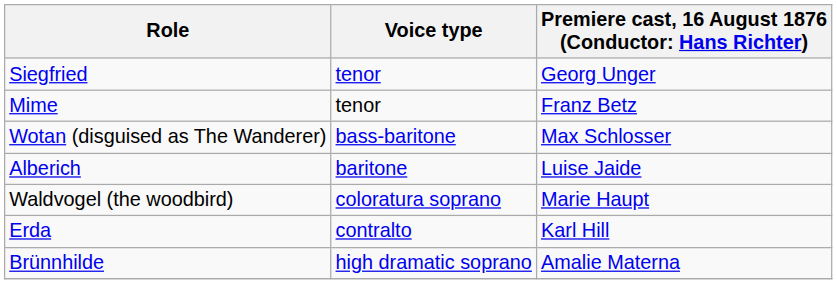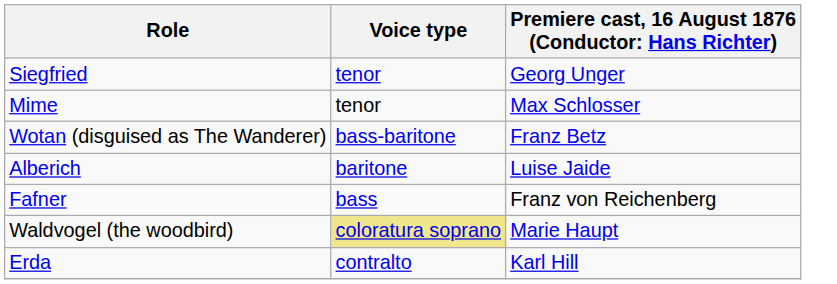(589, 105) Franz Betz -> (575, 105) Max Schlosser
(606, 136) Max Schlosser -> (558, 136) Franz Betz
+ row: (38, 199)
(418, 199) no background -> (418, 231) khaki background
- row: (57, 262)
